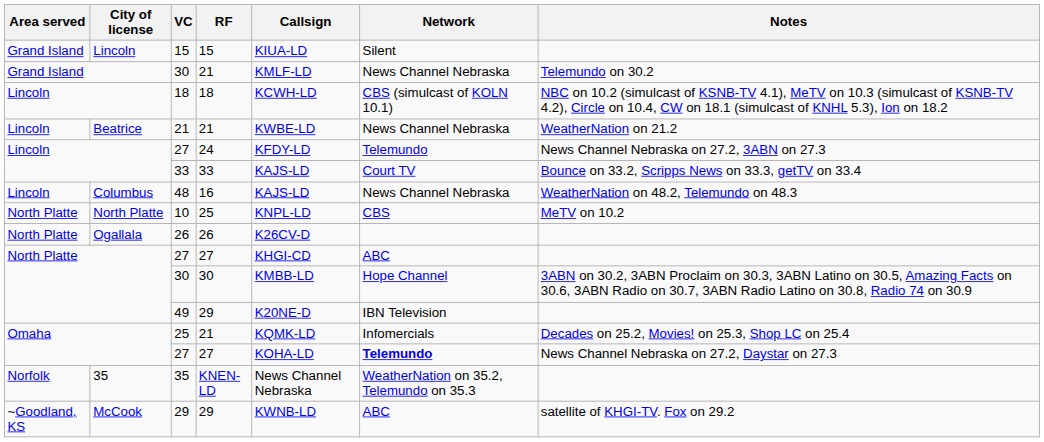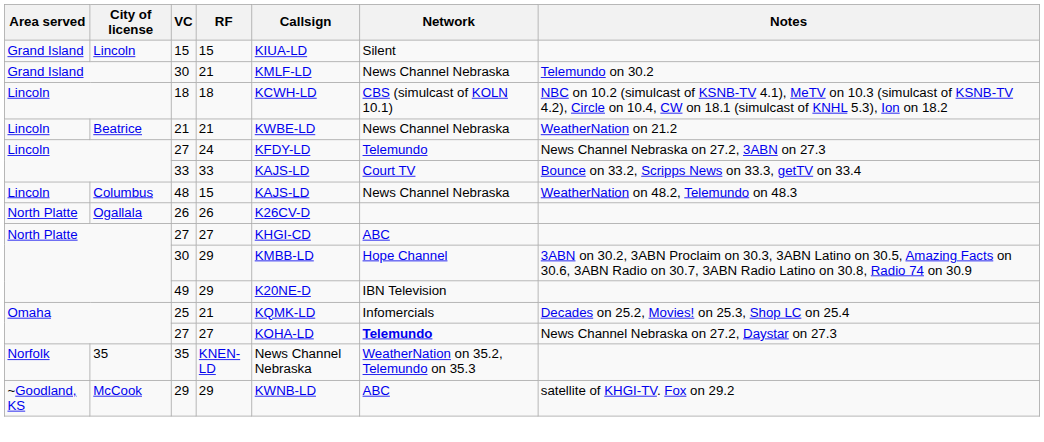(206, 192) 16 -> (206, 192) 15
- row: (128, 213)
(206, 276) 30 -> (206, 255) 29
